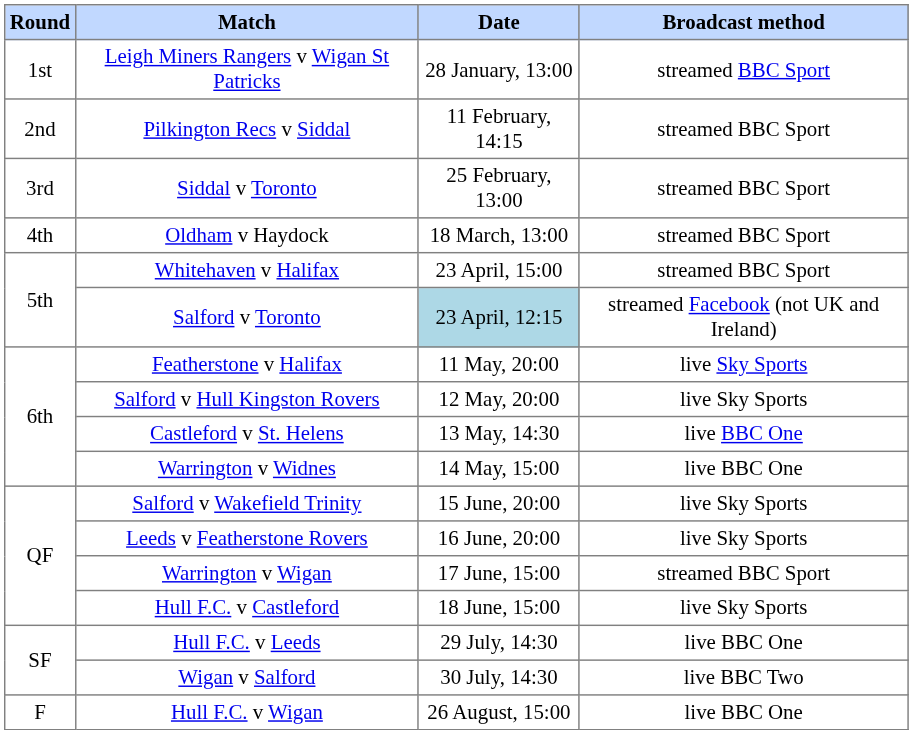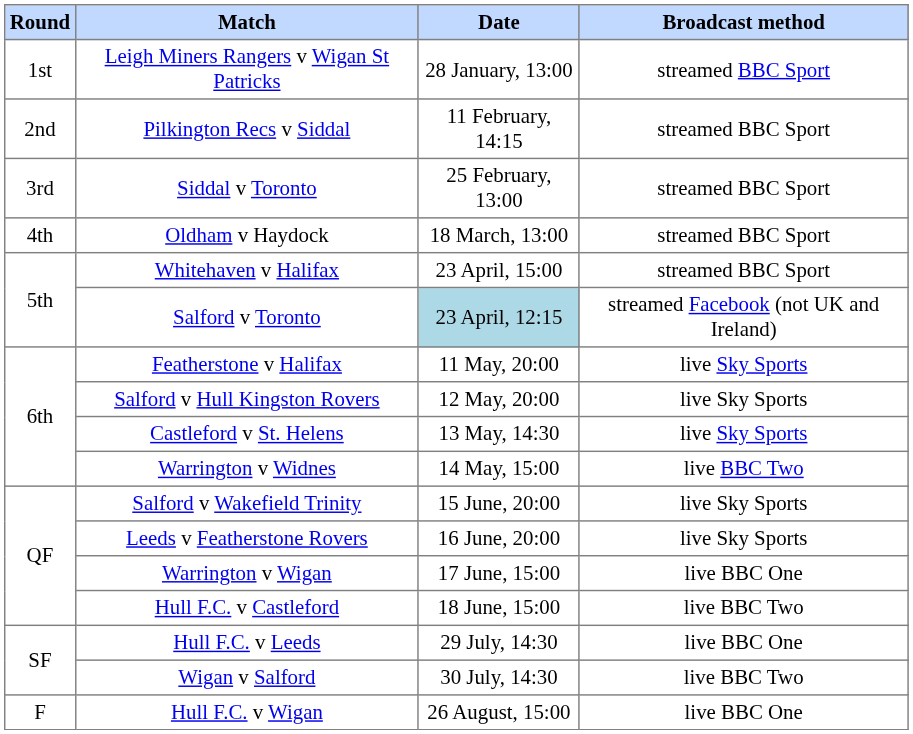(744, 433) live BBC One -> (744, 433) live Sky Sports
(744, 468) live BBC One -> (744, 468) live BBC Two
(744, 572) streamed BBC Sport -> (744, 572) live BBC One
(744, 607) live Sky Sports -> (744, 607) live BBC Two
